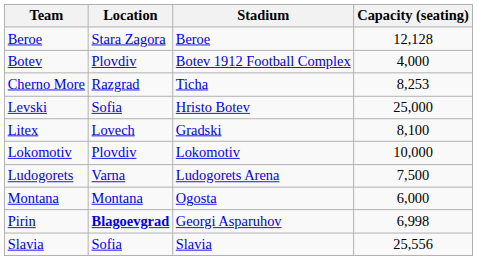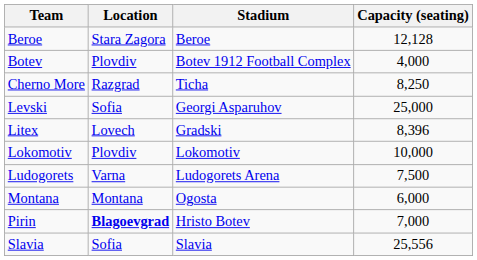(413, 84) 8,253 -> (413, 84) 8,250
(213, 107) Hristo Botev -> (229, 107) Georgi Asparuhov
(413, 130) 8,100 -> (413, 130) 8,396
(229, 221) Georgi Asparuhov -> (213, 221) Hristo Botev
(413, 221) 6,998 -> (413, 221) 7,000
